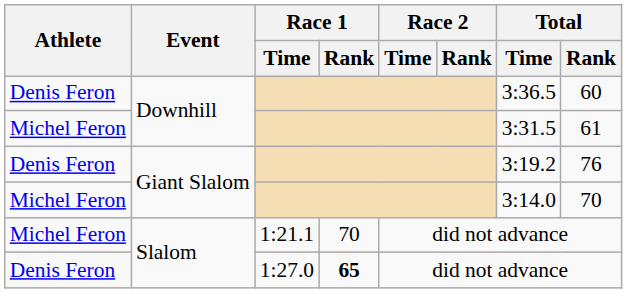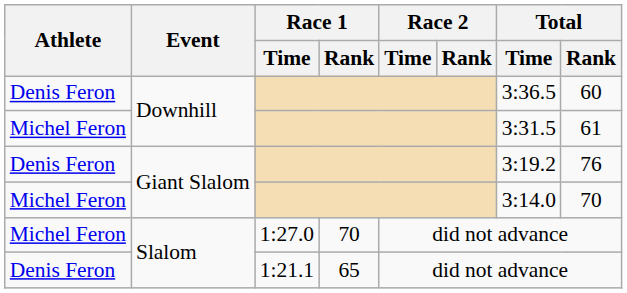(287, 234) 1:21.1 -> (287, 234) 1:27.0
(287, 270) 1:27.0 -> (287, 270) 1:21.1
(349, 270) bold -> (349, 270) normal
